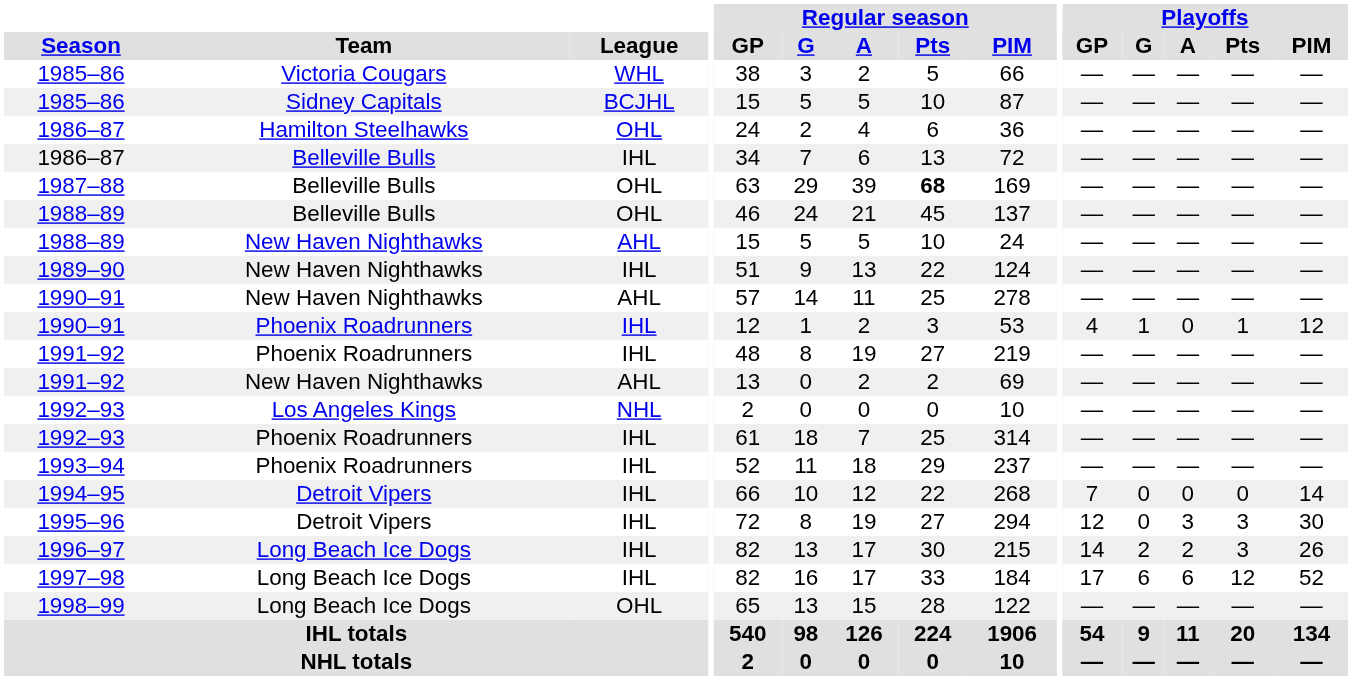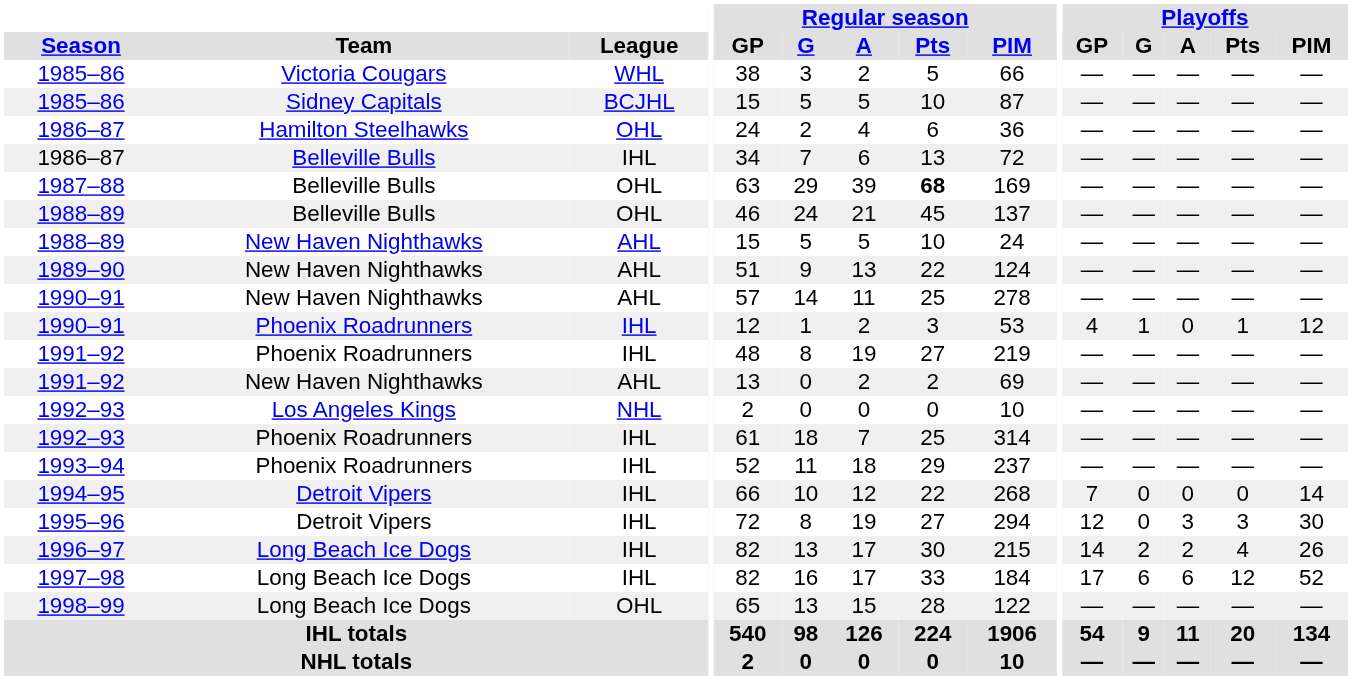(639, 269) IHL -> (639, 269) AHL
(1243, 549) 3 -> (1243, 549) 4
